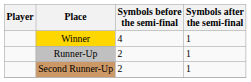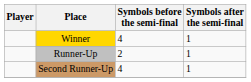(120, 69) 2 -> (120, 69) 4
